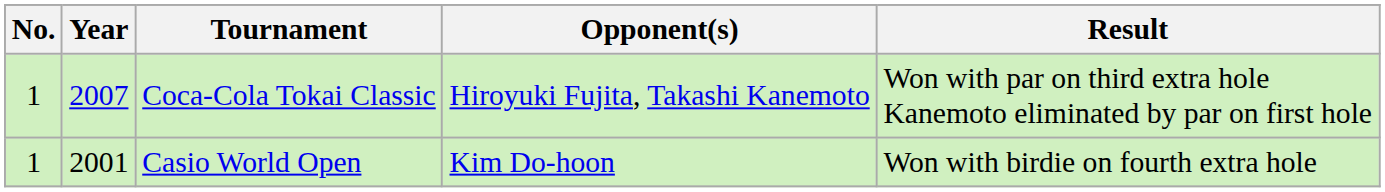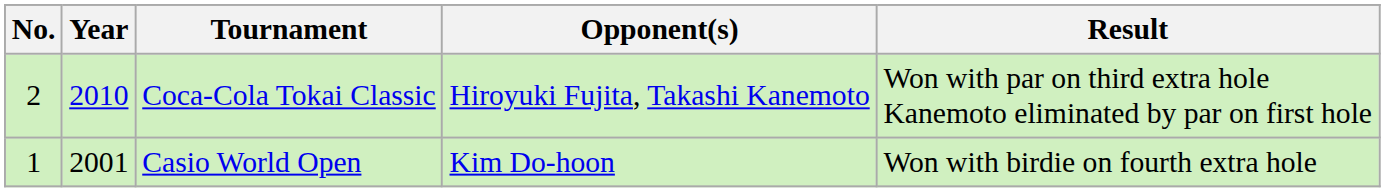(34, 95) 1 -> (34, 95) 2
(99, 95) 2007 -> (99, 95) 2010
